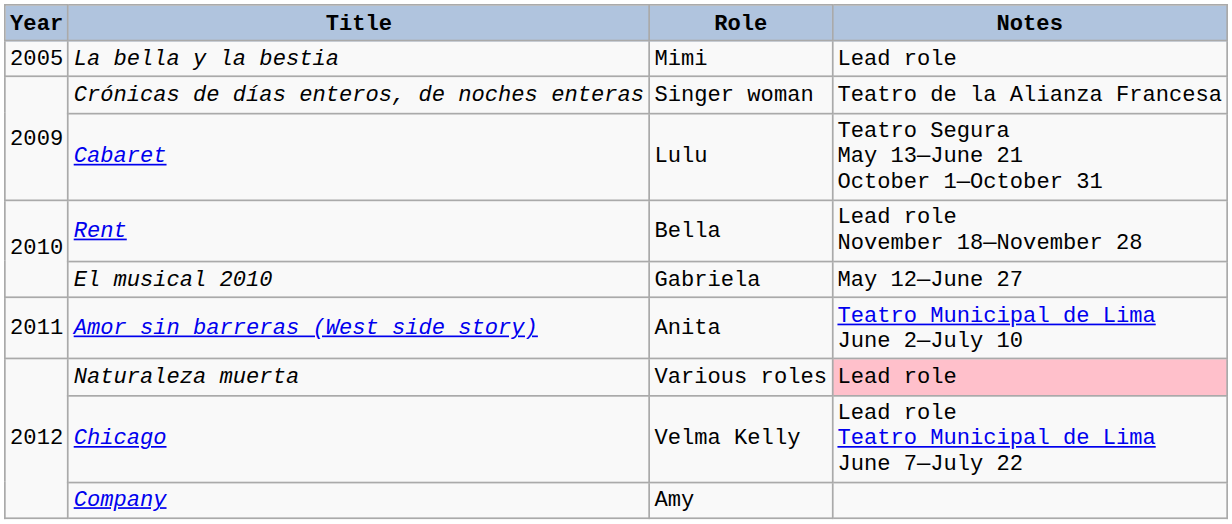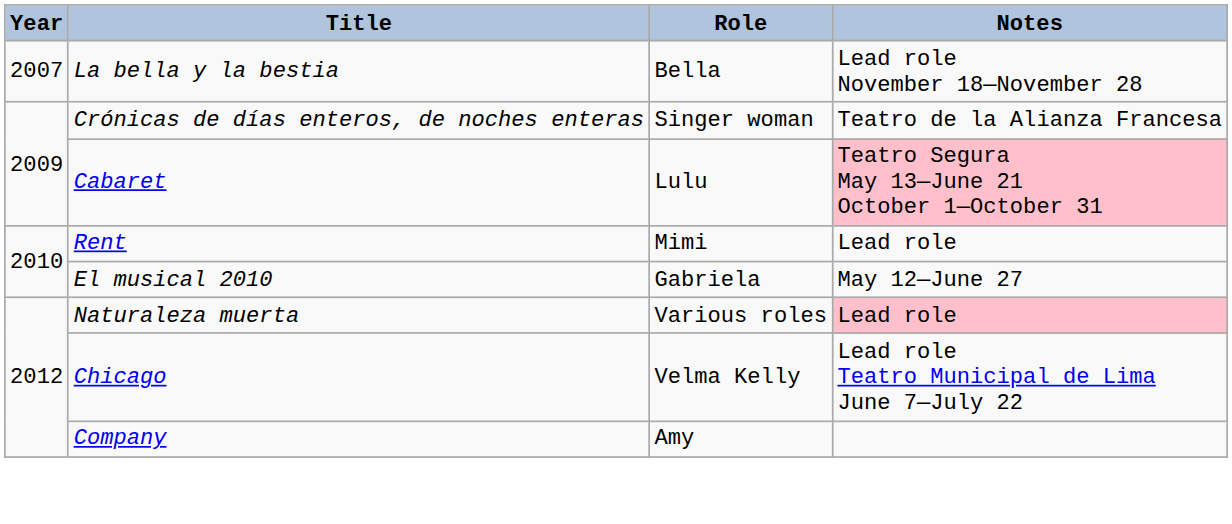(37, 59) 2005 -> (37, 72) 2007
(681, 59) Mimi -> (688, 72) Bella
(897, 59) Lead role -> (990, 72) Lead role November 18—November 28
(970, 156) no background -> (970, 182) pink background
(688, 231) Bella -> (681, 243) Mimi
(990, 231) Lead role November 18—November 28 -> (897, 243) Lead role
- row: (306, 328)
